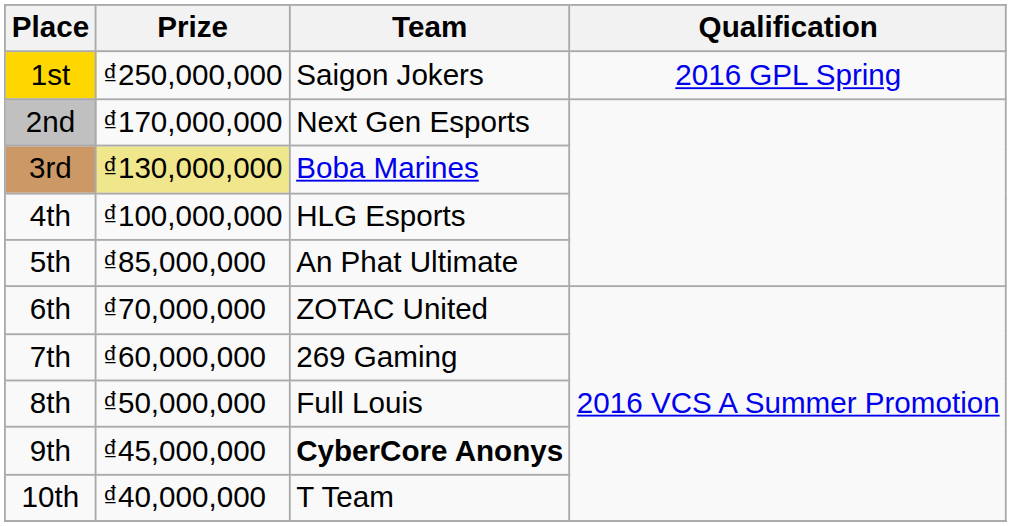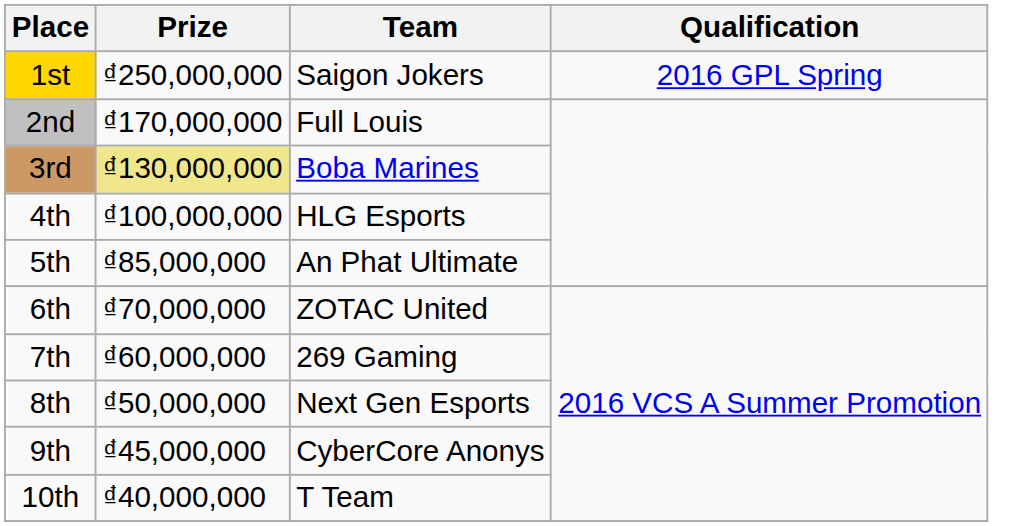(413, 121) Next Gen Esports -> (360, 121) Full Louis
(360, 403) Full Louis -> (413, 403) Next Gen Esports
(430, 450) bold -> (420, 450) normal
